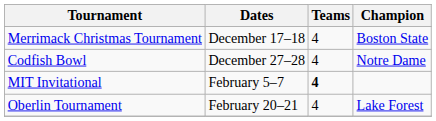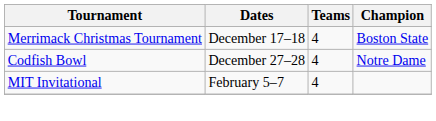(315, 82) bold -> (315, 82) normal
- row: (65, 104)
